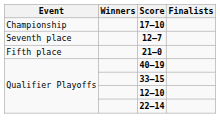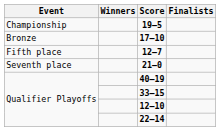+ row: (152, 25)
(36, 25) Championship -> (21, 38) Bronze
(39, 38) Seventh place -> (34, 52) Fifth place
(34, 52) Fifth place -> (39, 65) Seventh place
